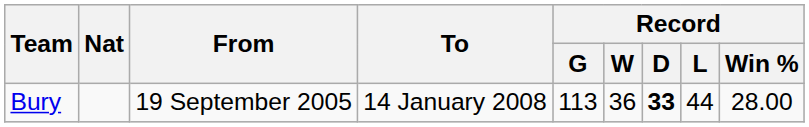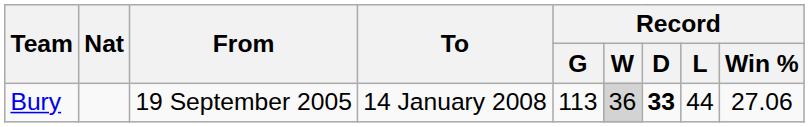(622, 102) no background -> (622, 102) lightgrey background
(762, 102) 28.00 -> (762, 102) 27.06
